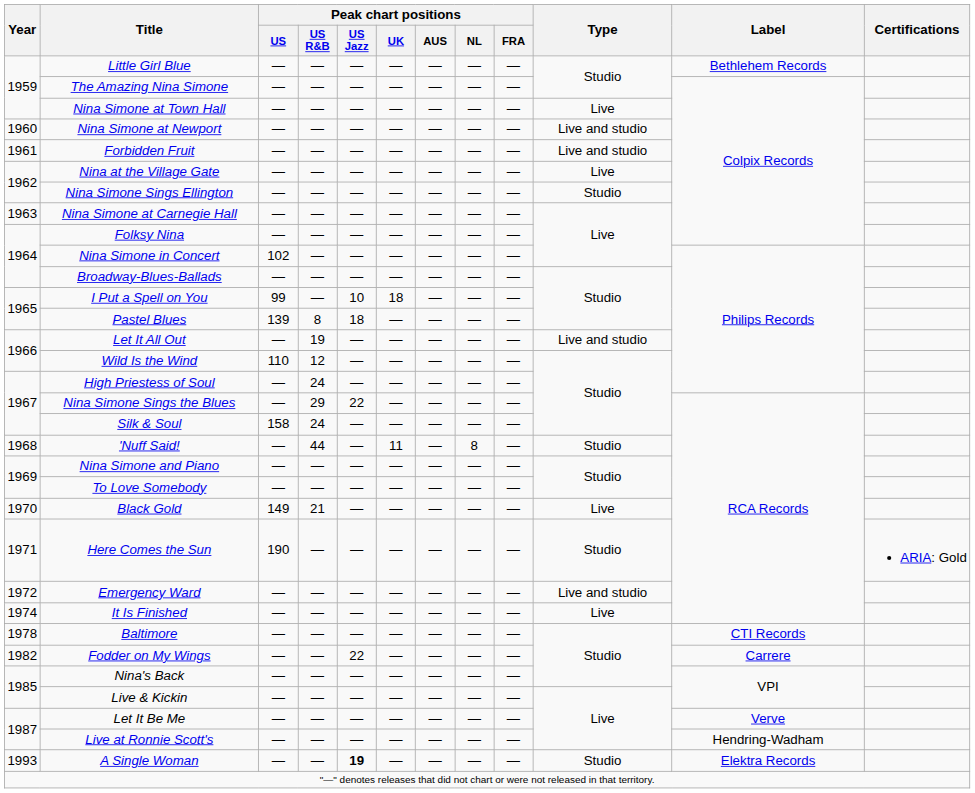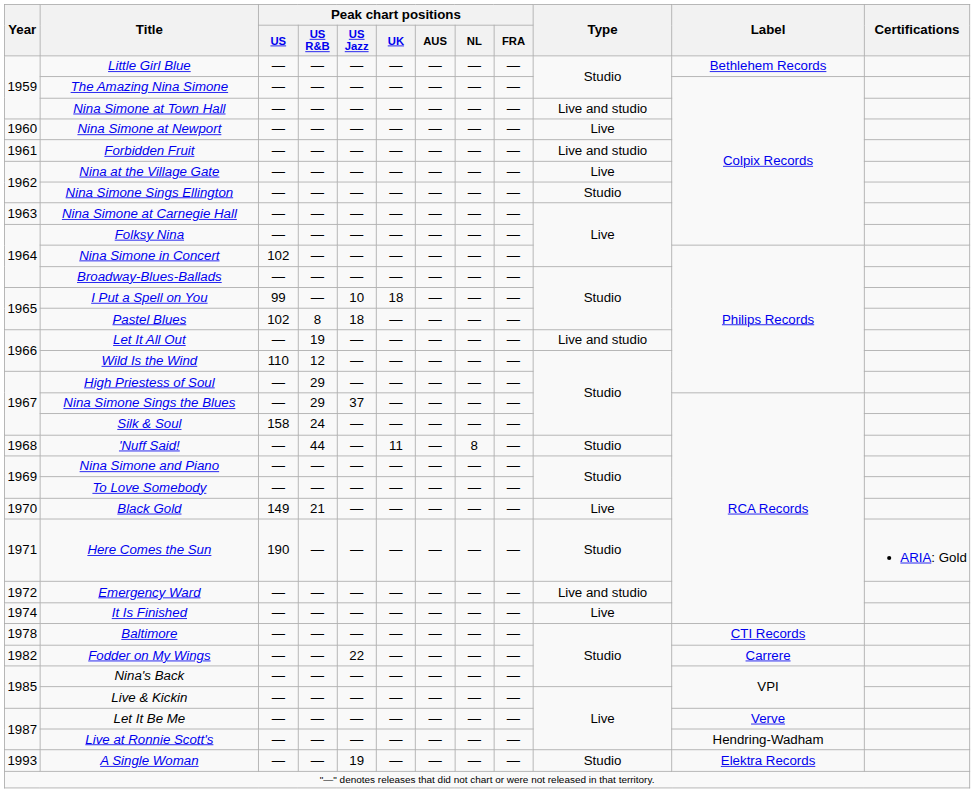(603, 108) Live -> (603, 108) Live and studio
(603, 129) Live and studio -> (603, 129) Live
(278, 319) 139 -> (278, 319) 102
(317, 382) 24 -> (317, 382) 29
(357, 403) 22 -> (357, 403) 37
(357, 760) bold -> (357, 760) normal
